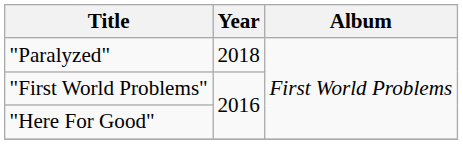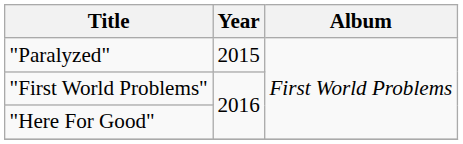(239, 54) 2018 -> (239, 54) 2015
